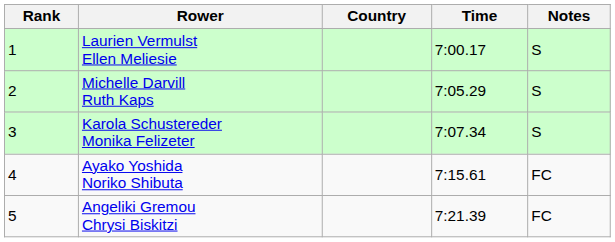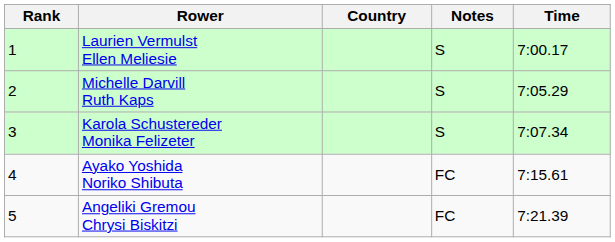columns swapped: (480, 16) <-> (569, 16)
